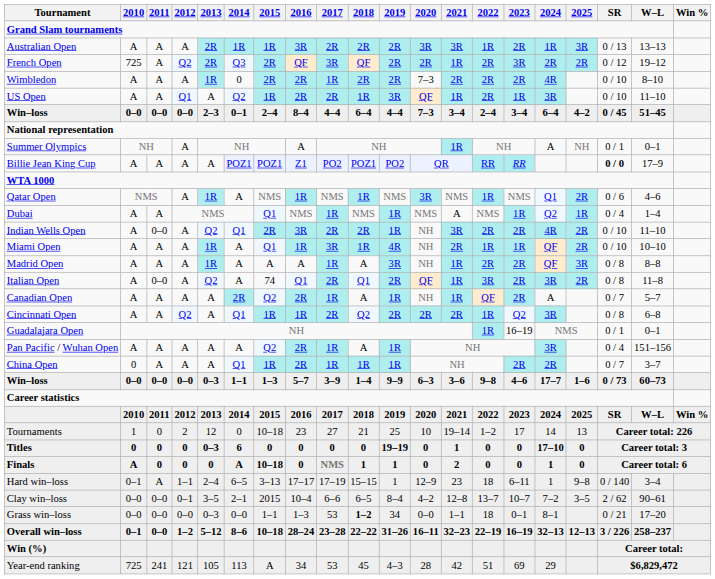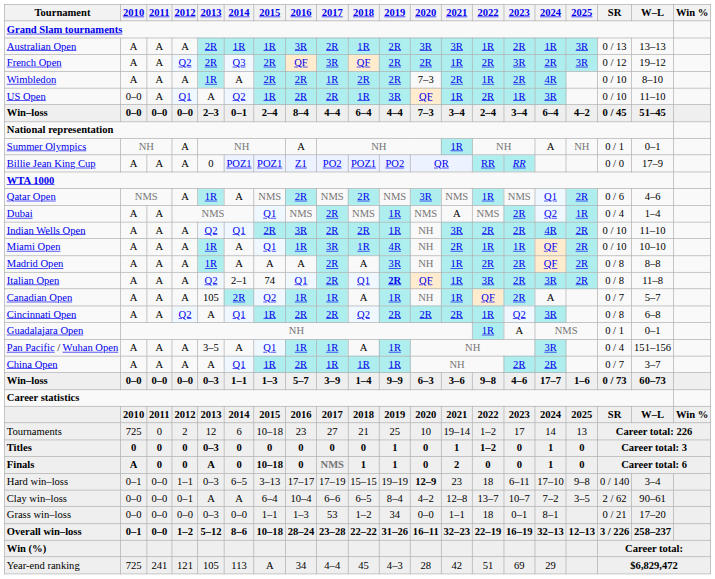(364, 46) 2R -> (364, 46) 1R
(134, 63) 725 -> (134, 63) A
(582, 63) 2R -> (582, 63) 3R
(239, 79) 0 -> (239, 79) A
(488, 79) 2R -> (488, 79) 1R
(134, 96) A -> (134, 96) 0–0
(211, 163) A -> (211, 163) 0
(615, 163) bold -> (615, 163) normal
(301, 197) 1R -> (301, 197) 2R
(364, 197) 1R -> (364, 197) 2R
(332, 213) 1R -> (332, 213) 2R
(519, 213) 1R -> (519, 213) 2R
(159, 230) 0–0 -> (159, 230) A
(332, 264) 1R -> (332, 264) 2R
(582, 264) 3R -> (582, 264) 2R
(159, 280) 0–0 -> (159, 280) A
(239, 280) A -> (239, 280) 2–1
(395, 280) normal -> (395, 280) bold
(211, 297) A -> (211, 297) 105
(301, 297) 2R -> (301, 297) 1R
(301, 314) 1R -> (301, 314) 2R
(519, 331) 16–19 -> (519, 331) A
(211, 347) A -> (211, 347) 3–5
(270, 347) Q2 -> (270, 347) Q1
(301, 347) 2R -> (301, 347) 1R
(134, 364) 0 -> (134, 364) A
(134, 431) 1 -> (134, 431) 725
(239, 431) 0 -> (239, 431) 6
(239, 448) 6 -> (239, 448) 0
(395, 448) 19–19 -> (395, 448) 1
(488, 448) 0 -> (488, 448) 1–2
(551, 448) 17–10 -> (551, 448) 1
(211, 465) 0 -> (211, 465) A
(239, 465) A -> (239, 465) 0
(159, 481) A -> (159, 481) 0–0
(211, 481) 2–4 -> (211, 481) 0–3
(395, 481) 1 -> (395, 481) 19–19
(426, 481) normal -> (426, 481) bold
(551, 481) 1 -> (551, 481) 17–10
(211, 498) 3–5 -> (211, 498) A
(239, 498) 2–1 -> (239, 498) A
(270, 498) 2015 -> (270, 498) 6–4
(364, 515) bold -> (364, 515) normal
(332, 565) 53 -> (332, 565) 4–4
